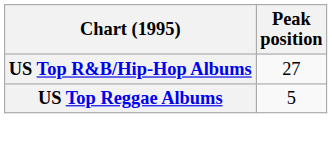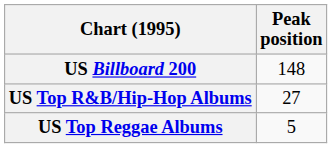+ row: (130, 68)
